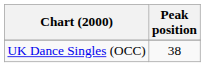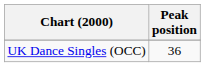(174, 51) 38 -> (174, 51) 36
